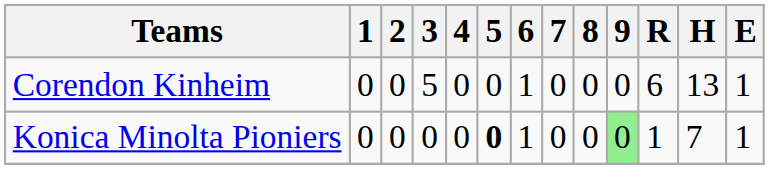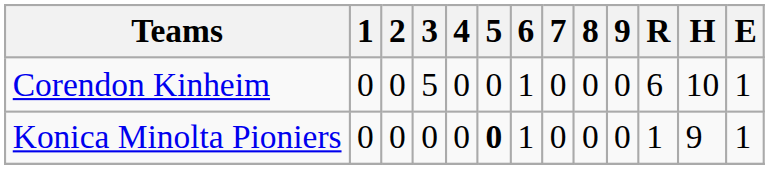(702, 84) 13 -> (702, 84) 10
(622, 137) lightgreen background -> (622, 137) no background
(694, 137) 7 -> (694, 137) 9
